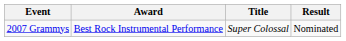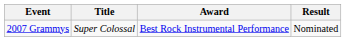columns swapped: (258, 12) <-> (148, 12)
